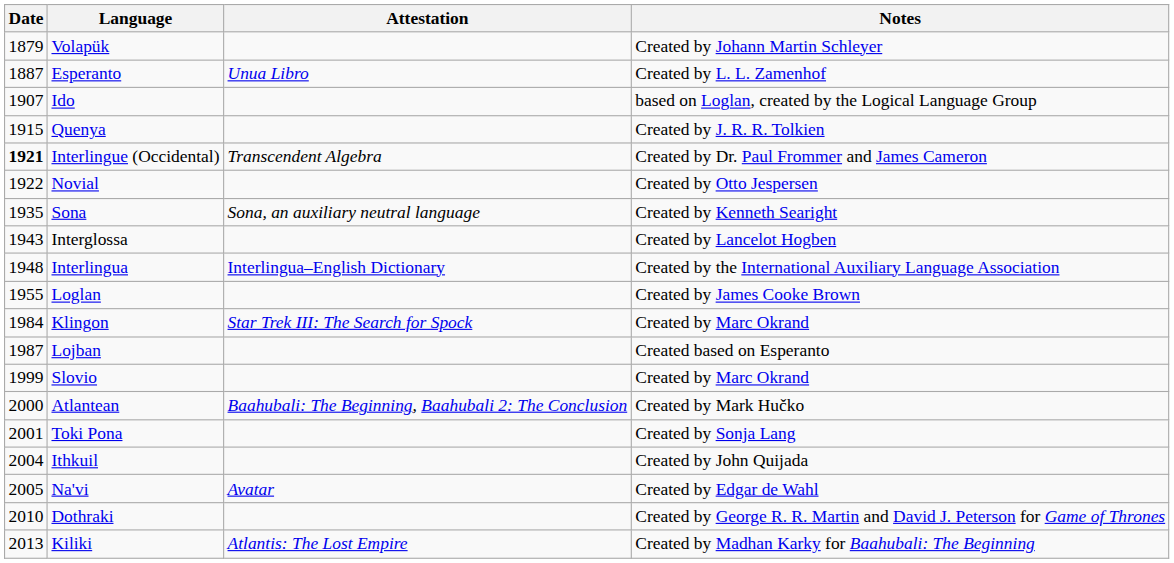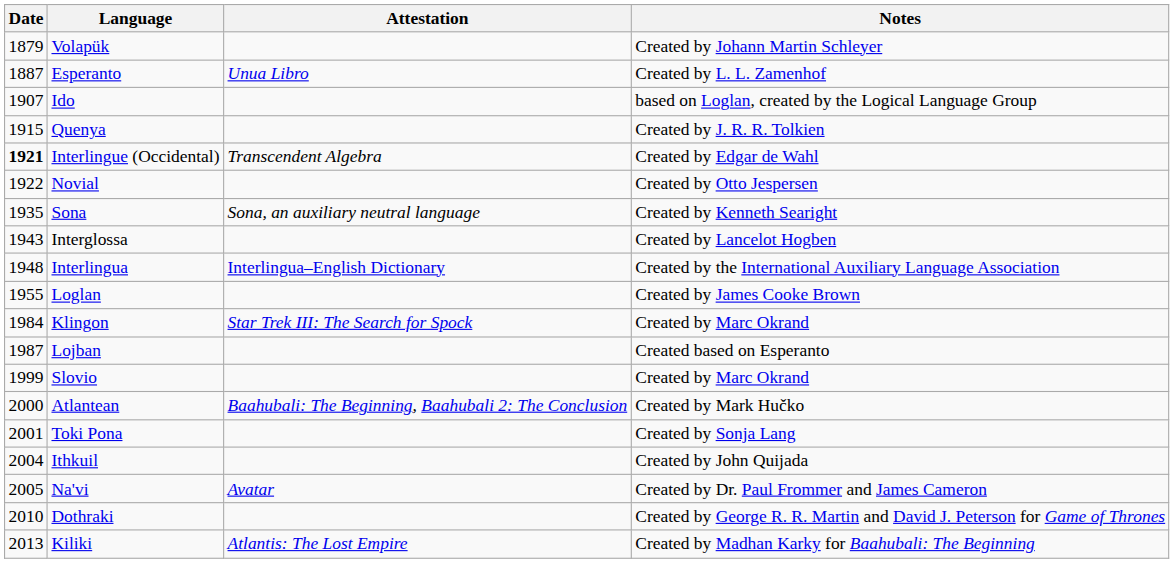(811, 156) Created by Dr. Paul Frommer and James Cameron -> (727, 156) Created by Edgar de Wahl
(727, 488) Created by Edgar de Wahl -> (811, 488) Created by Dr. Paul Frommer and James Cameron
